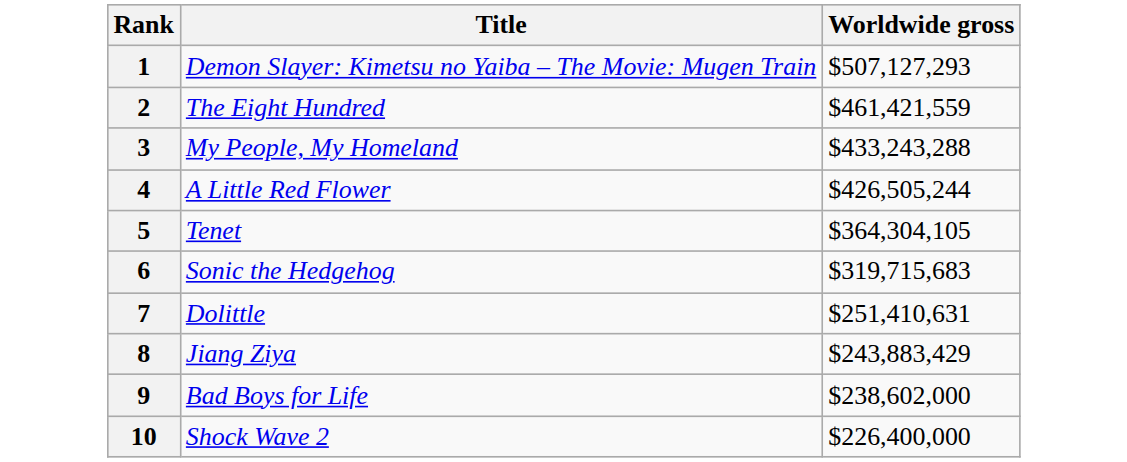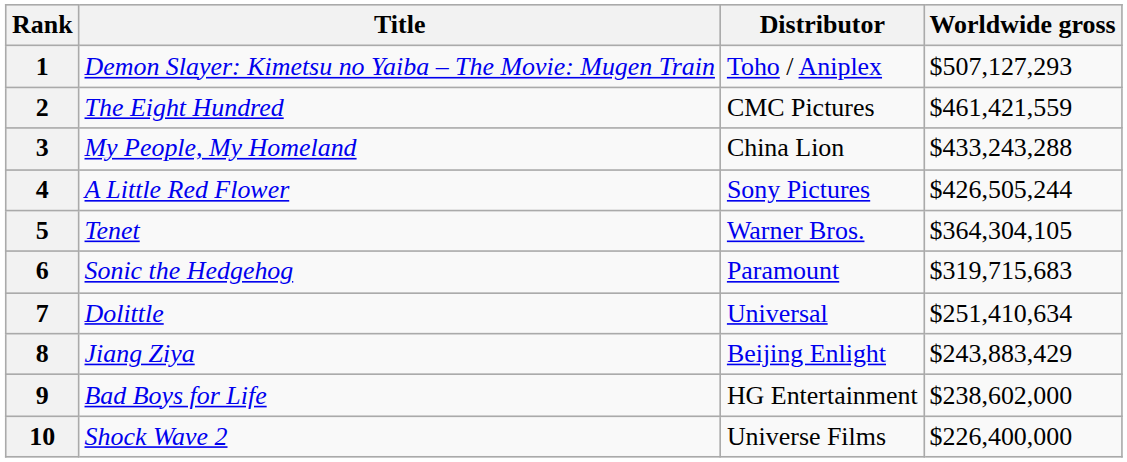+ column: (822, 25)
(900, 312) $251,410,631 -> (1001, 312) $251,410,634
